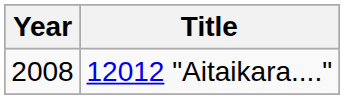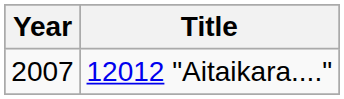(42, 71) 2008 -> (42, 71) 2007
